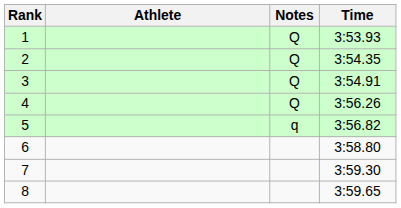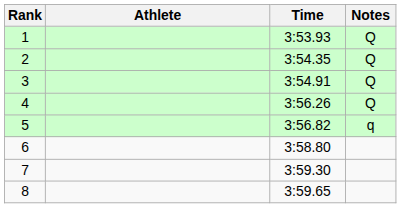columns swapped: (357, 15) <-> (295, 15)
